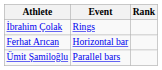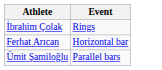- column: (144, 12)
